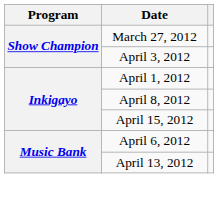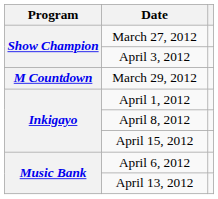+ row: (155, 78)
